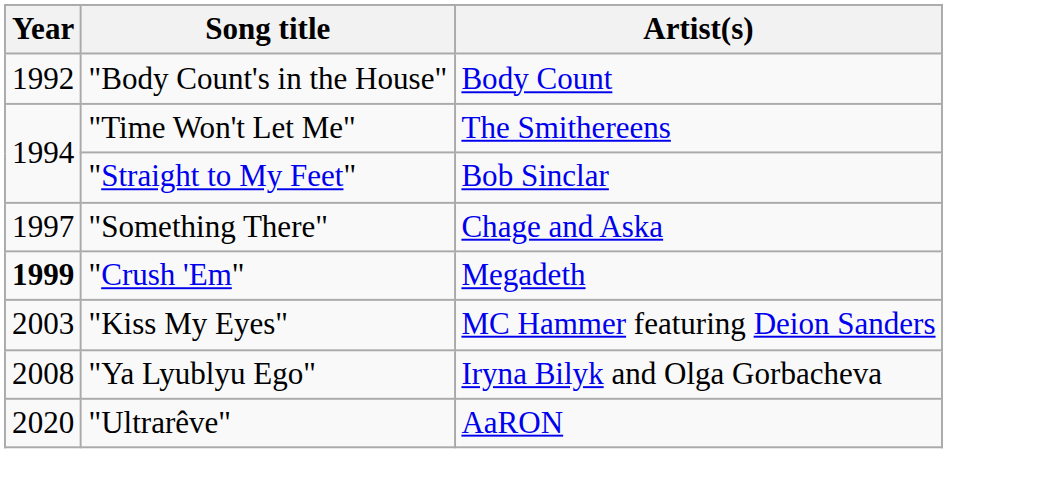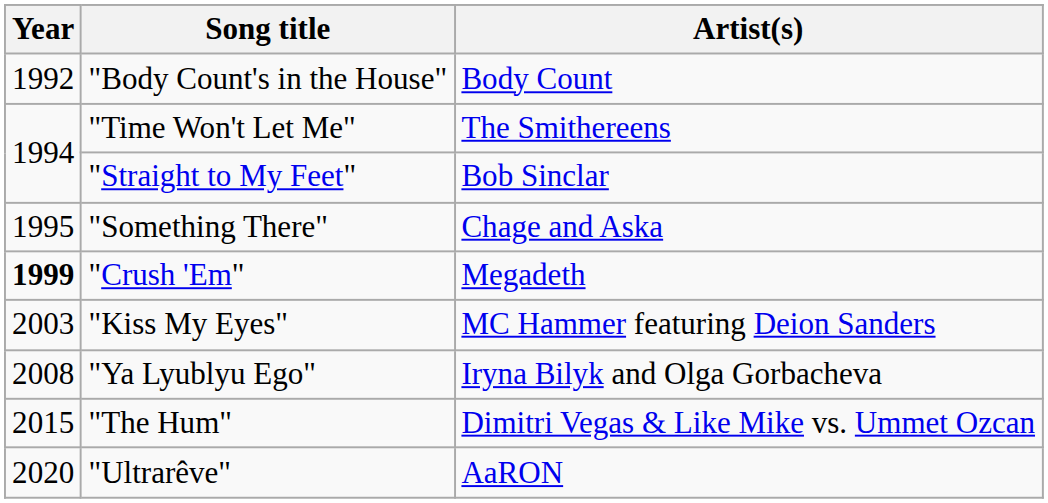(43, 226) 1997 -> (43, 226) 1995
+ row: (160, 422)
